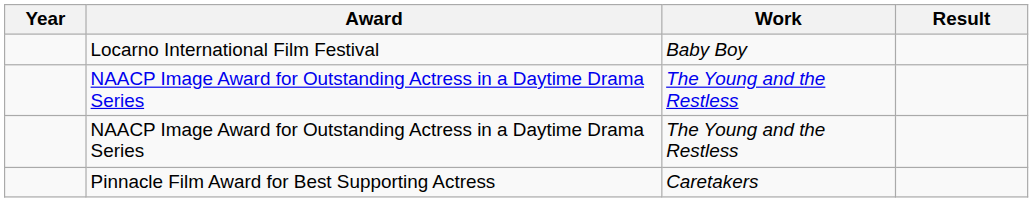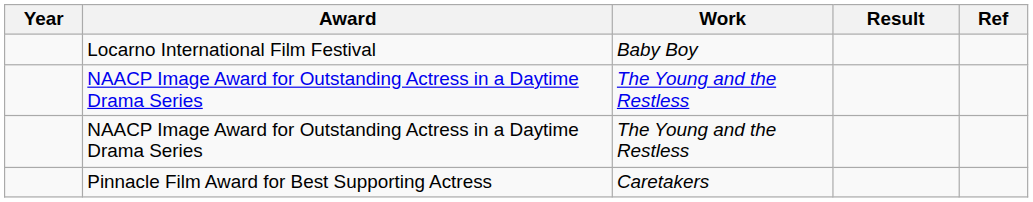+ column: (993, 19)
